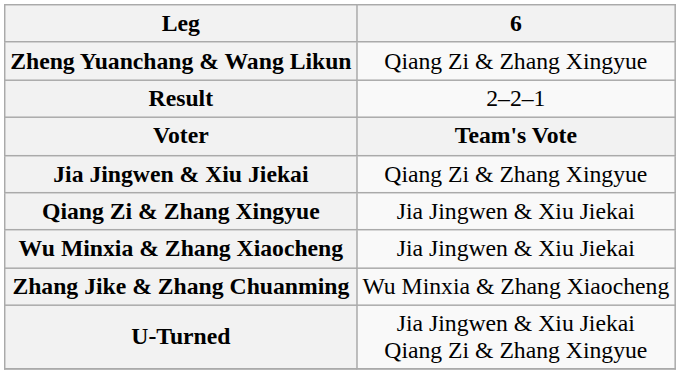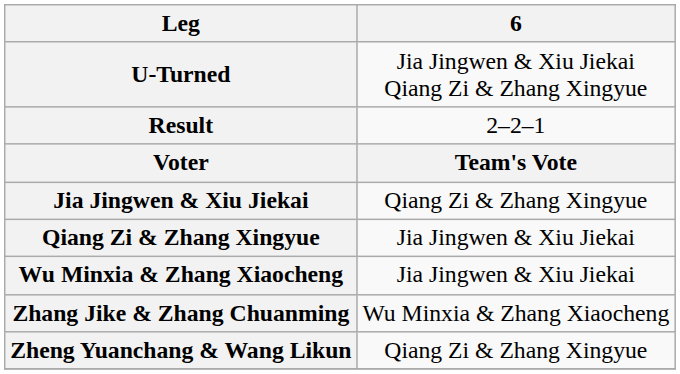rows swapped: (181, 337) <-> (181, 60)
